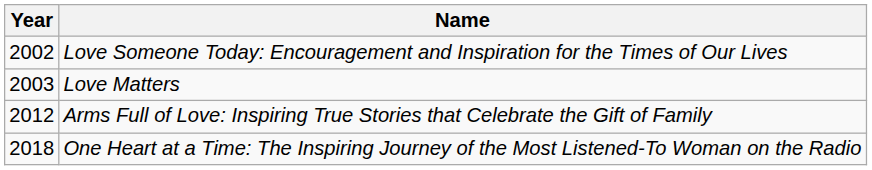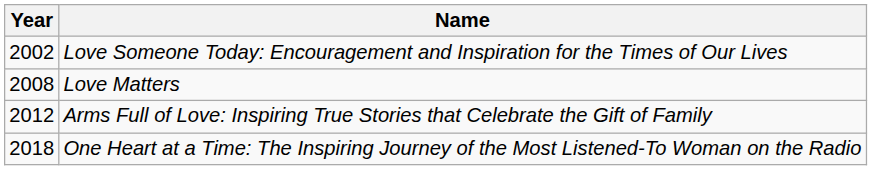(32, 84) 2003 -> (32, 84) 2008
